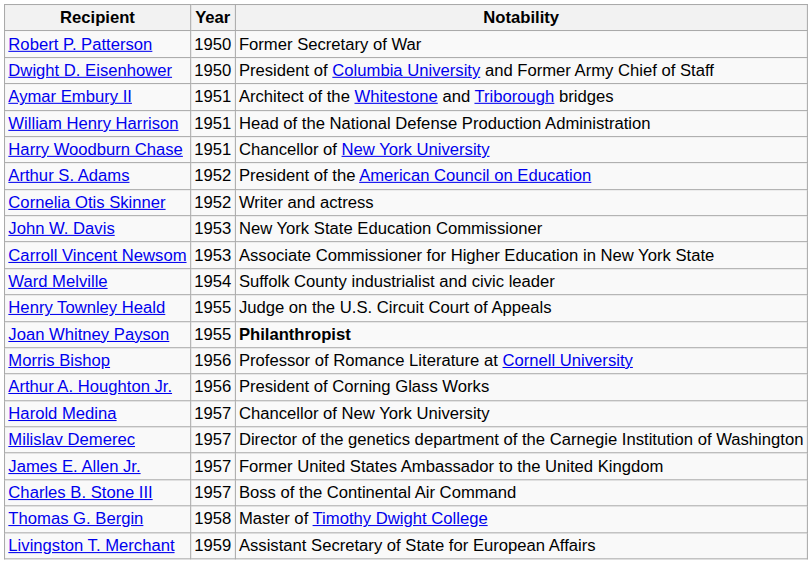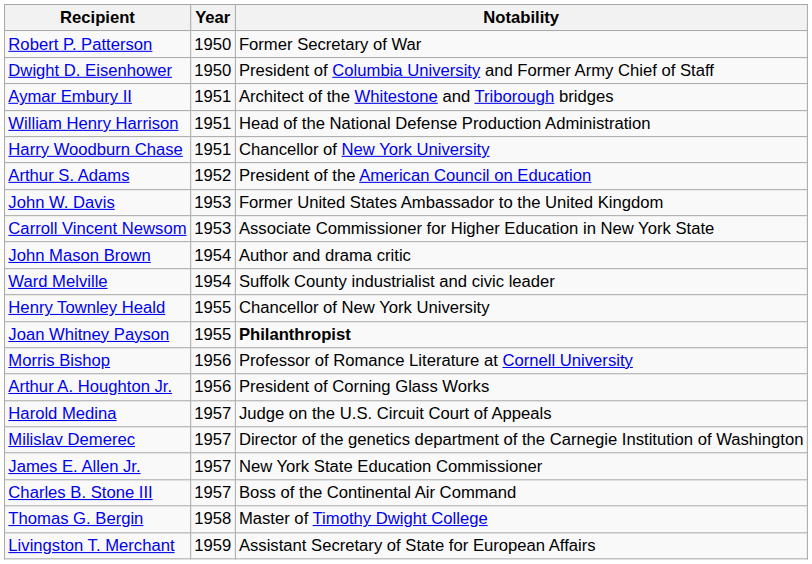- row: (87, 202)
(391, 228) New York State Education Commissioner -> (451, 202) Former United States Ambassador to the United Kingdom
+ row: (80, 255)
(395, 307) Judge on the U.S. Circuit Court of Appeals -> (364, 307) Chancellor of New York University
(364, 413) Chancellor of New York University -> (395, 413) Judge on the U.S. Circuit Court of Appeals
(451, 466) Former United States Ambassador to the United Kingdom -> (391, 466) New York State Education Commissioner
